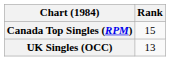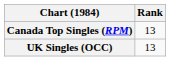(150, 30) 15 -> (150, 30) 13
